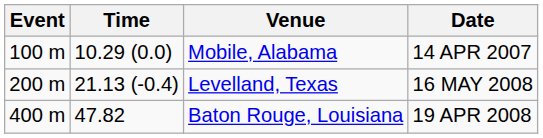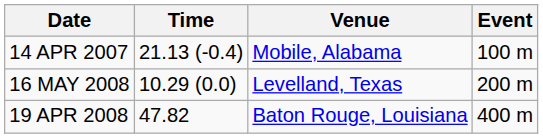columns swapped: (37, 20) <-> (473, 20)
(123, 52) 10.29 (0.0) -> (191, 52) 21.13 (-0.4)
(127, 84) 21.13 (-0.4) -> (188, 84) 10.29 (0.0)
